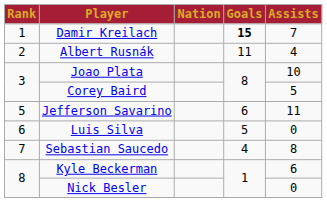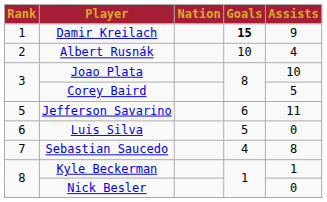(294, 34) 7 -> (294, 34) 9
(245, 53) 11 -> (245, 53) 10
(294, 169) 6 -> (294, 169) 1
